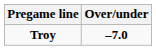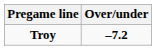(116, 34) –7.0 -> (116, 34) –7.2
